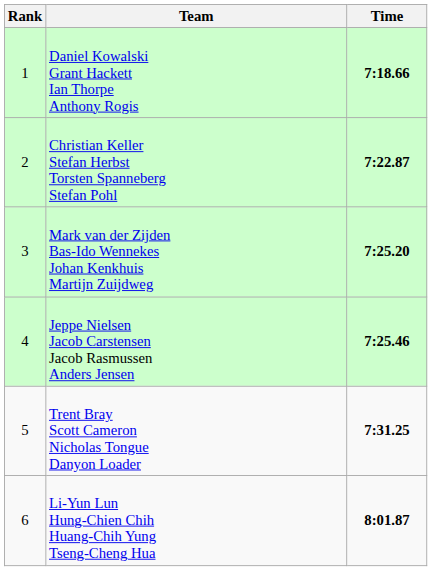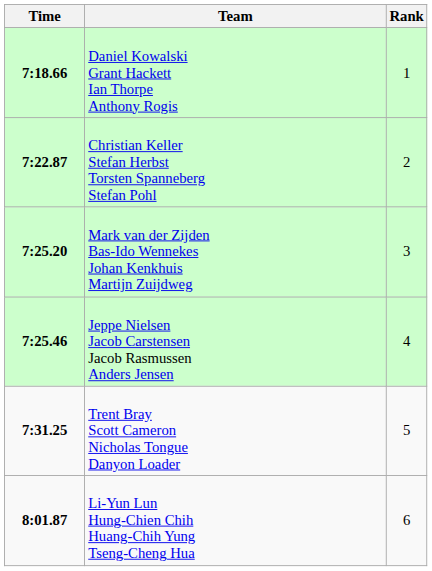columns swapped: (25, 16) <-> (387, 16)
